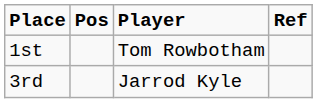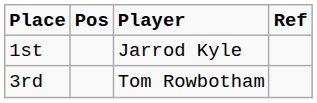(191, 51) Tom Rowbotham -> (180, 51) Jarrod Kyle
(180, 82) Jarrod Kyle -> (191, 82) Tom Rowbotham
